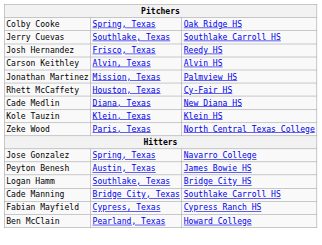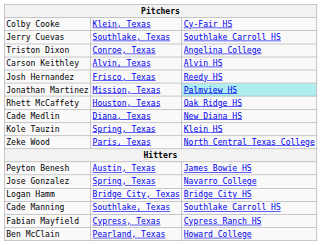(124, 24) Spring, Texas -> (122, 24) Klein, Texas
(213, 24) Oak Ridge HS -> (208, 24) Cy-Fair HS
+ row: (38, 50)
rows swapped: (40, 50) <-> (43, 63)
(210, 77) no background -> (210, 90) paleturquoise background
(208, 90) Cy-Fair HS -> (213, 103) Oak Ridge HS
(122, 116) Klein, Texas -> (124, 129) Spring, Texas
rows swapped: (38, 169) <-> (38, 155)
(131, 182) Southlake, Texas -> (136, 195) Bridge City, Texas
(136, 195) Bridge City, Texas -> (131, 208) Southlake, Texas
